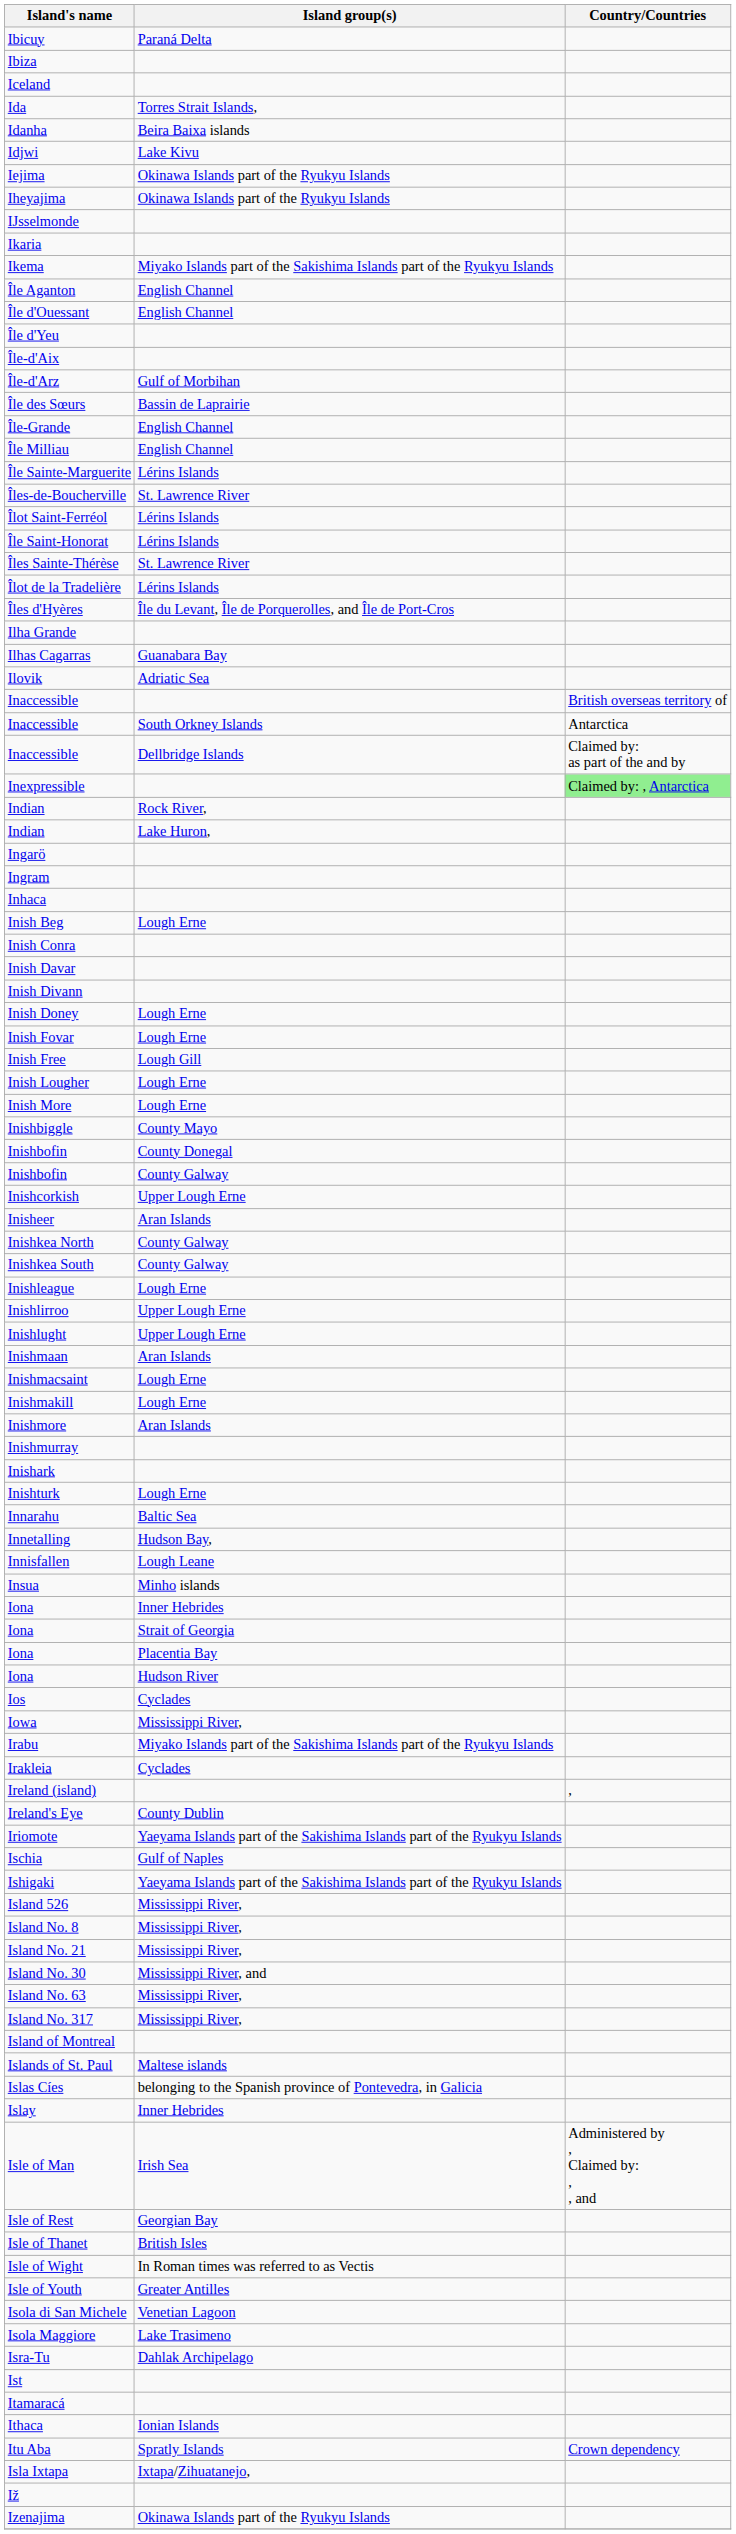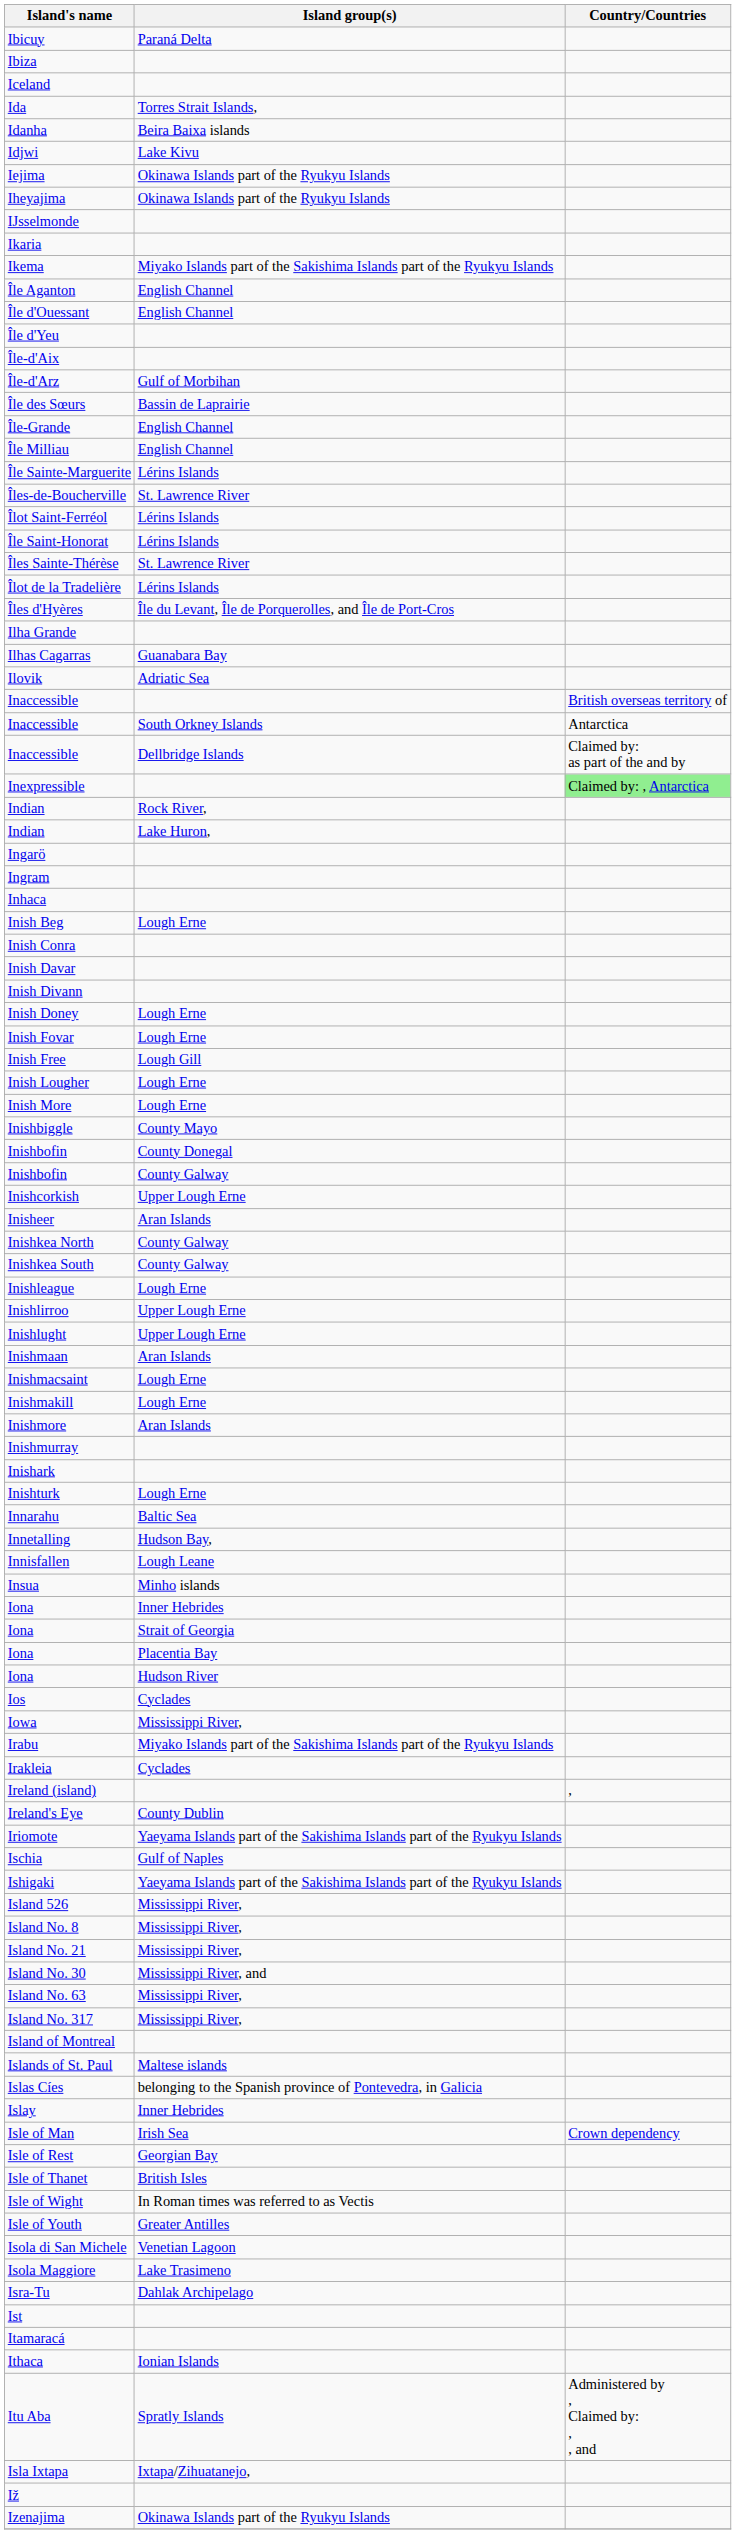(616, 2165) Administered by , Claimed by: , , and -> (624, 2133) Crown dependency
(624, 2449) Crown dependency -> (616, 2416) Administered by , Claimed by: , , and
